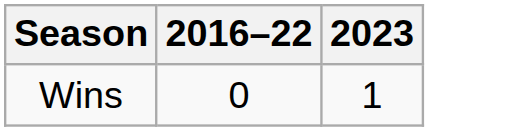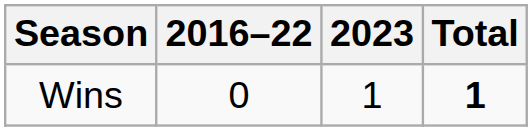+ column: (475, 34)
